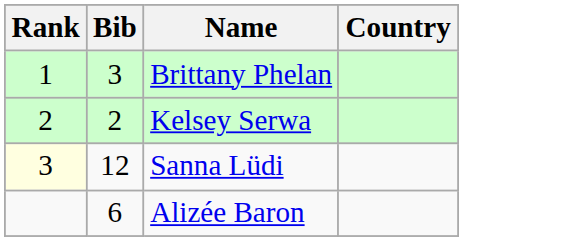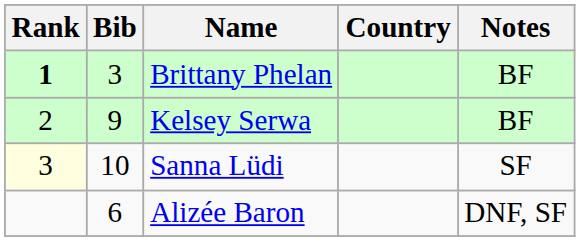+ column: (516, 27)
(46, 73) normal -> (46, 73) bold
(115, 119) 2 -> (115, 119) 9
(115, 166) 12 -> (115, 166) 10
